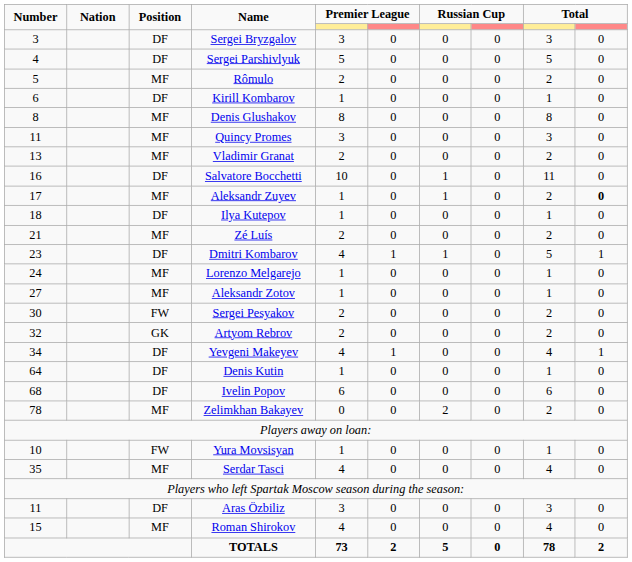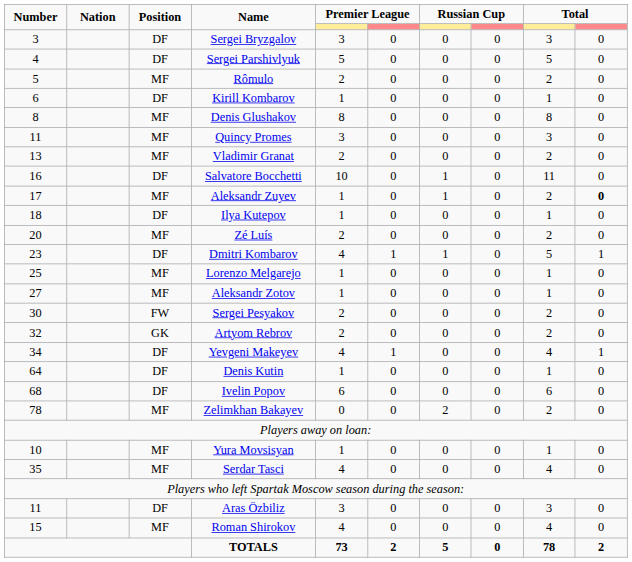(36, 234) 21 -> (36, 234) 20
(36, 273) 24 -> (36, 273) 25
(160, 449) FW -> (160, 449) MF
